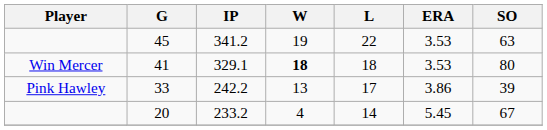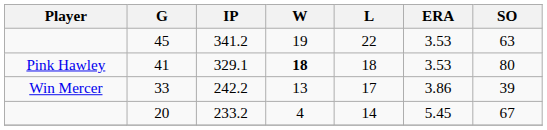(66, 64) Win Mercer -> (66, 64) Pink Hawley
(66, 88) Pink Hawley -> (66, 88) Win Mercer
